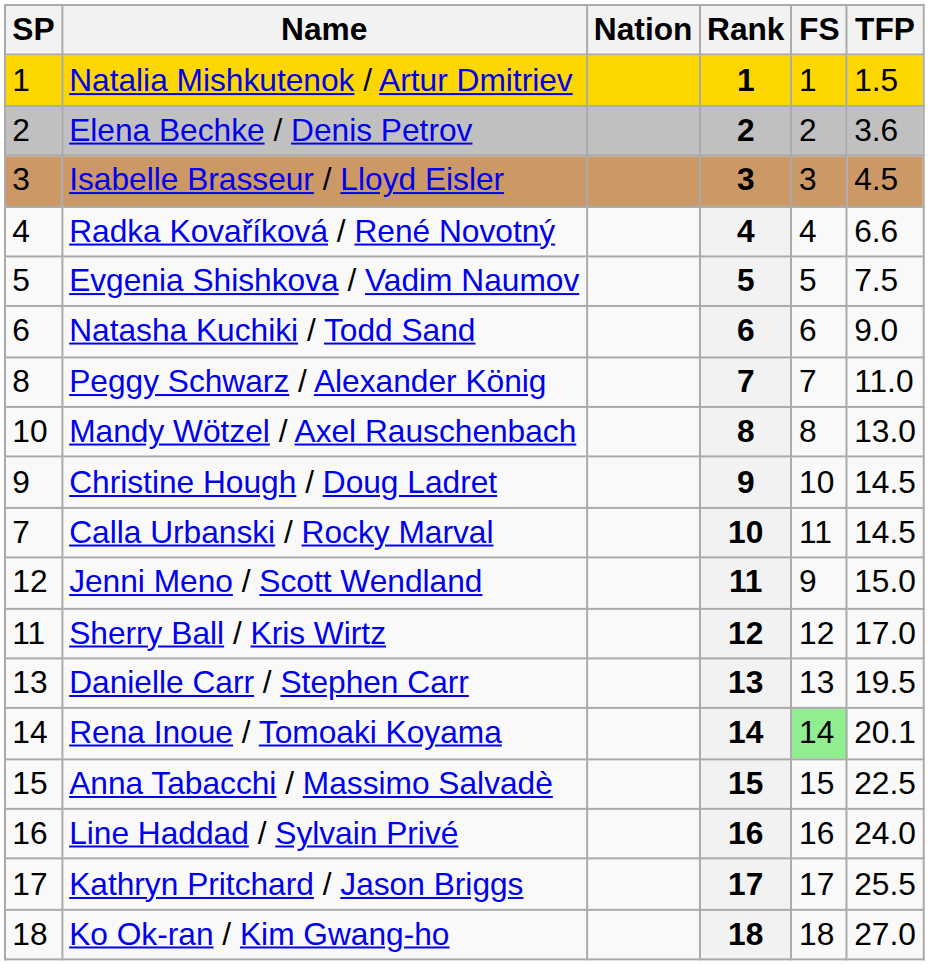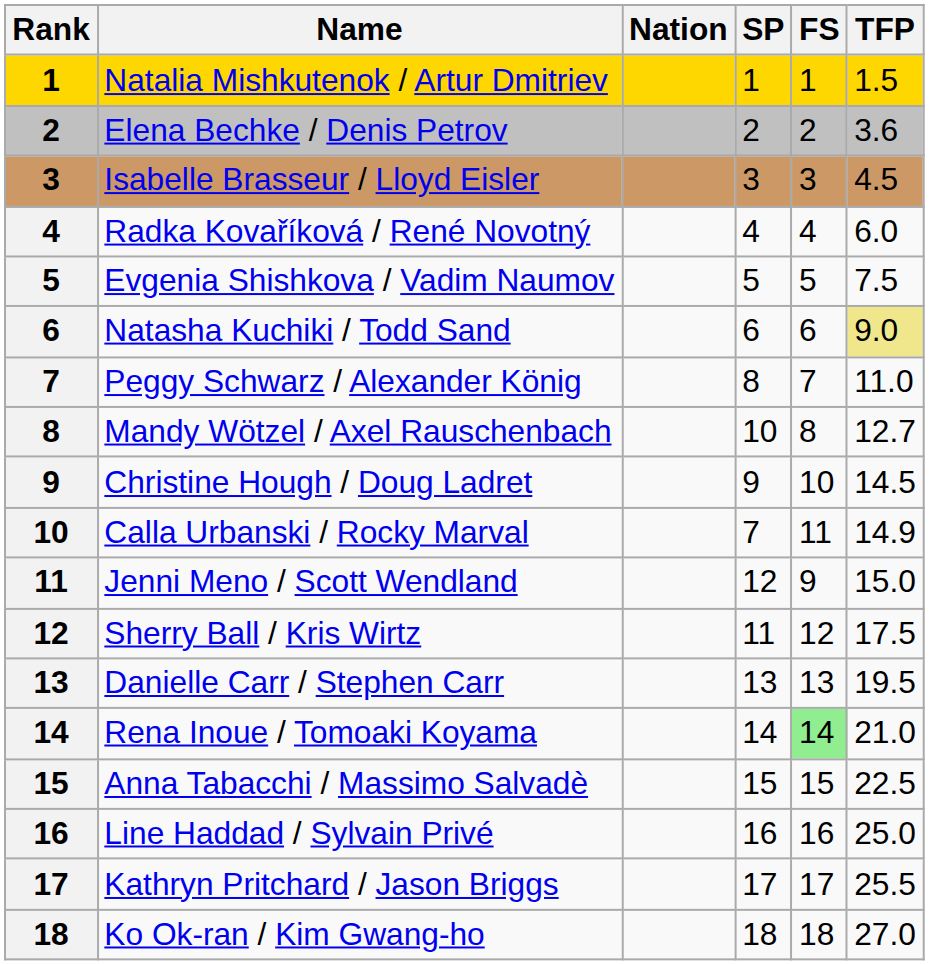columns swapped: (746, 29) <-> (33, 29)
(876, 230) 6.6 -> (876, 230) 6.0
(876, 331) no background -> (876, 331) khaki background
(885, 431) 13.0 -> (885, 431) 12.7
(885, 532) 14.5 -> (885, 532) 14.9
(885, 632) 17.0 -> (885, 632) 17.5
(885, 733) 20.1 -> (885, 733) 21.0
(885, 833) 24.0 -> (885, 833) 25.0
